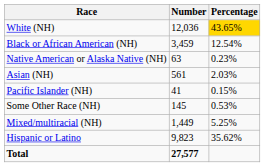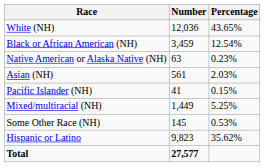(226, 28) gold background -> (226, 28) no background
rows swapped: (53, 106) <-> (54, 122)
